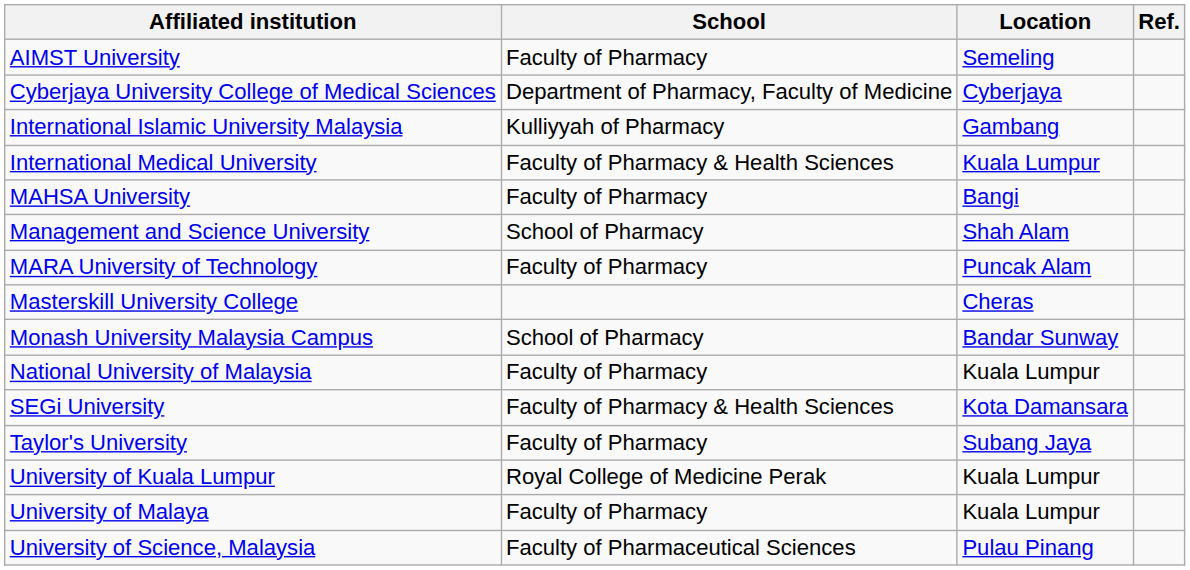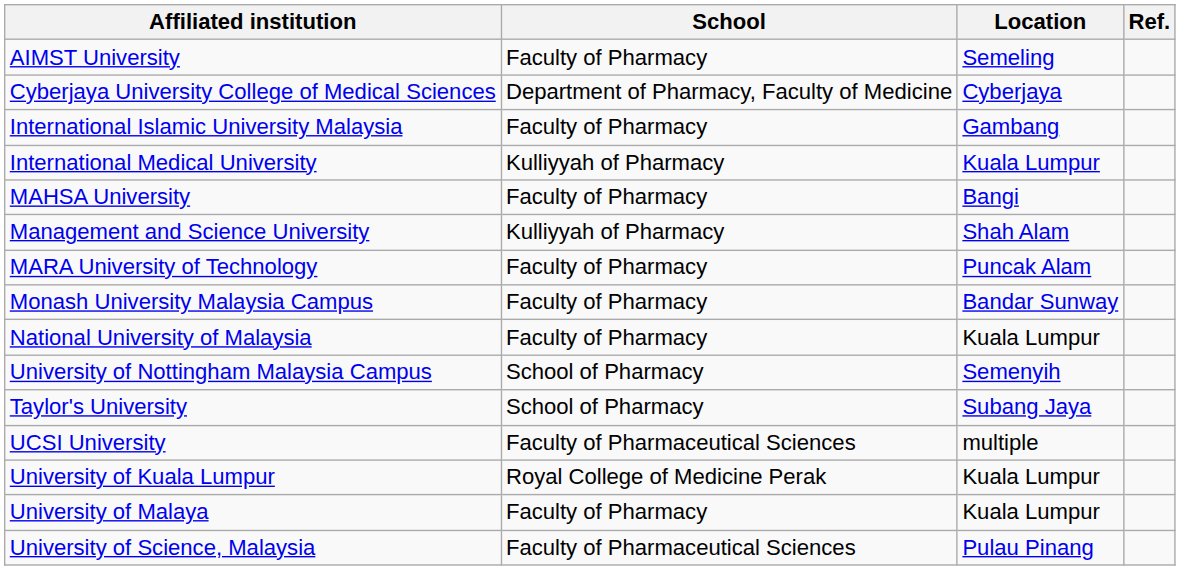(615, 127) Kulliyyah of Pharmacy -> (607, 127) Faculty of Pharmacy
(700, 162) Faculty of Pharmacy & Health Sciences -> (615, 162) Kulliyyah of Pharmacy
(605, 232) School of Pharmacy -> (615, 232) Kulliyyah of Pharmacy
- row: (154, 302)
(605, 337) School of Pharmacy -> (607, 302) Faculty of Pharmacy
+ row: (221, 372)
- row: (87, 407)
(607, 442) Faculty of Pharmacy -> (605, 407) School of Pharmacy
+ row: (88, 442)
